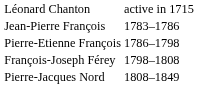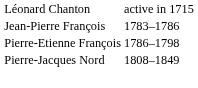- row: (60, 60)
